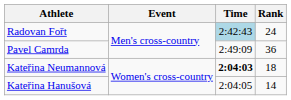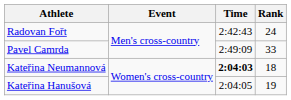(235, 31) lightblue background -> (235, 31) no background
(271, 50) 36 -> (271, 50) 33
(271, 86) 14 -> (271, 86) 19
